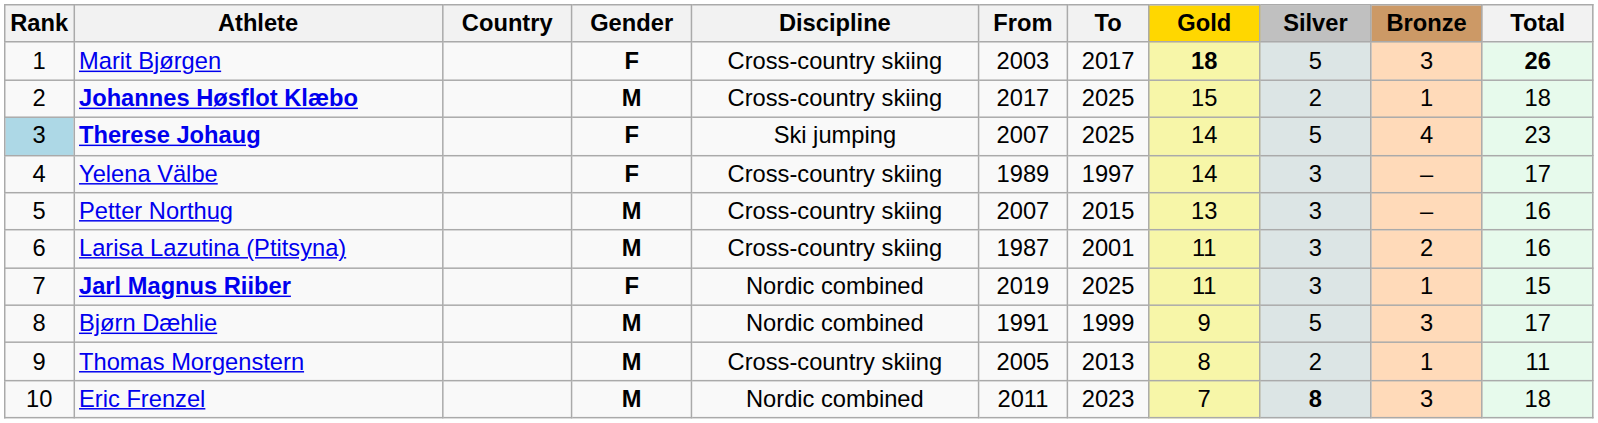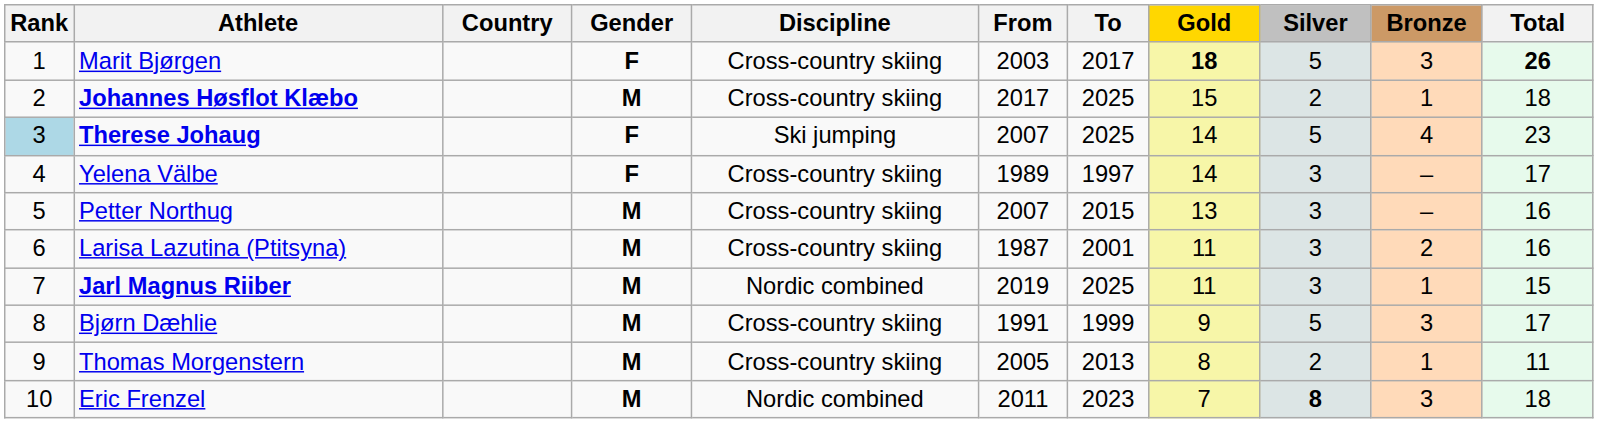(632, 286) F -> (632, 286) M
(835, 323) Nordic combined -> (835, 323) Cross-country skiing
